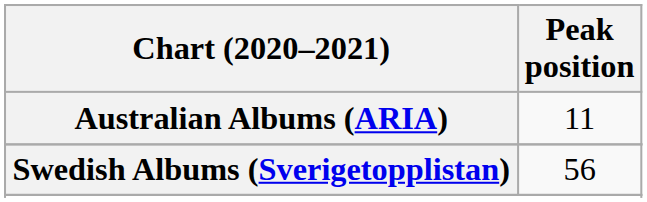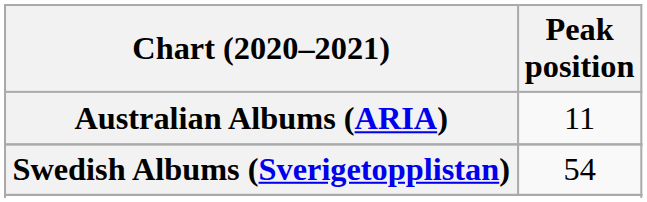(580, 169) 56 -> (580, 169) 54
